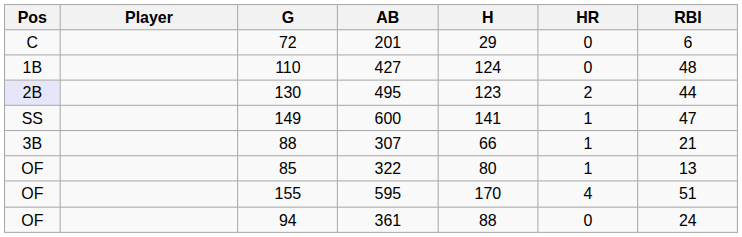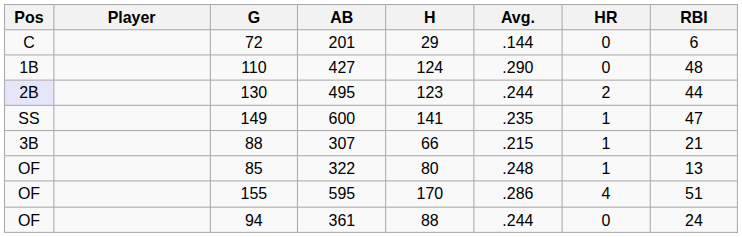+ column: (518, 17)
